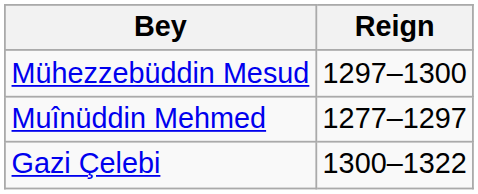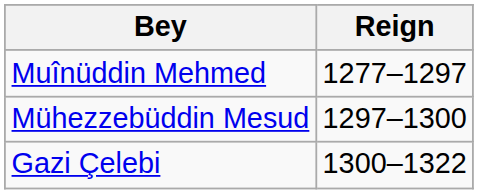rows swapped: (139, 118) <-> (160, 73)
